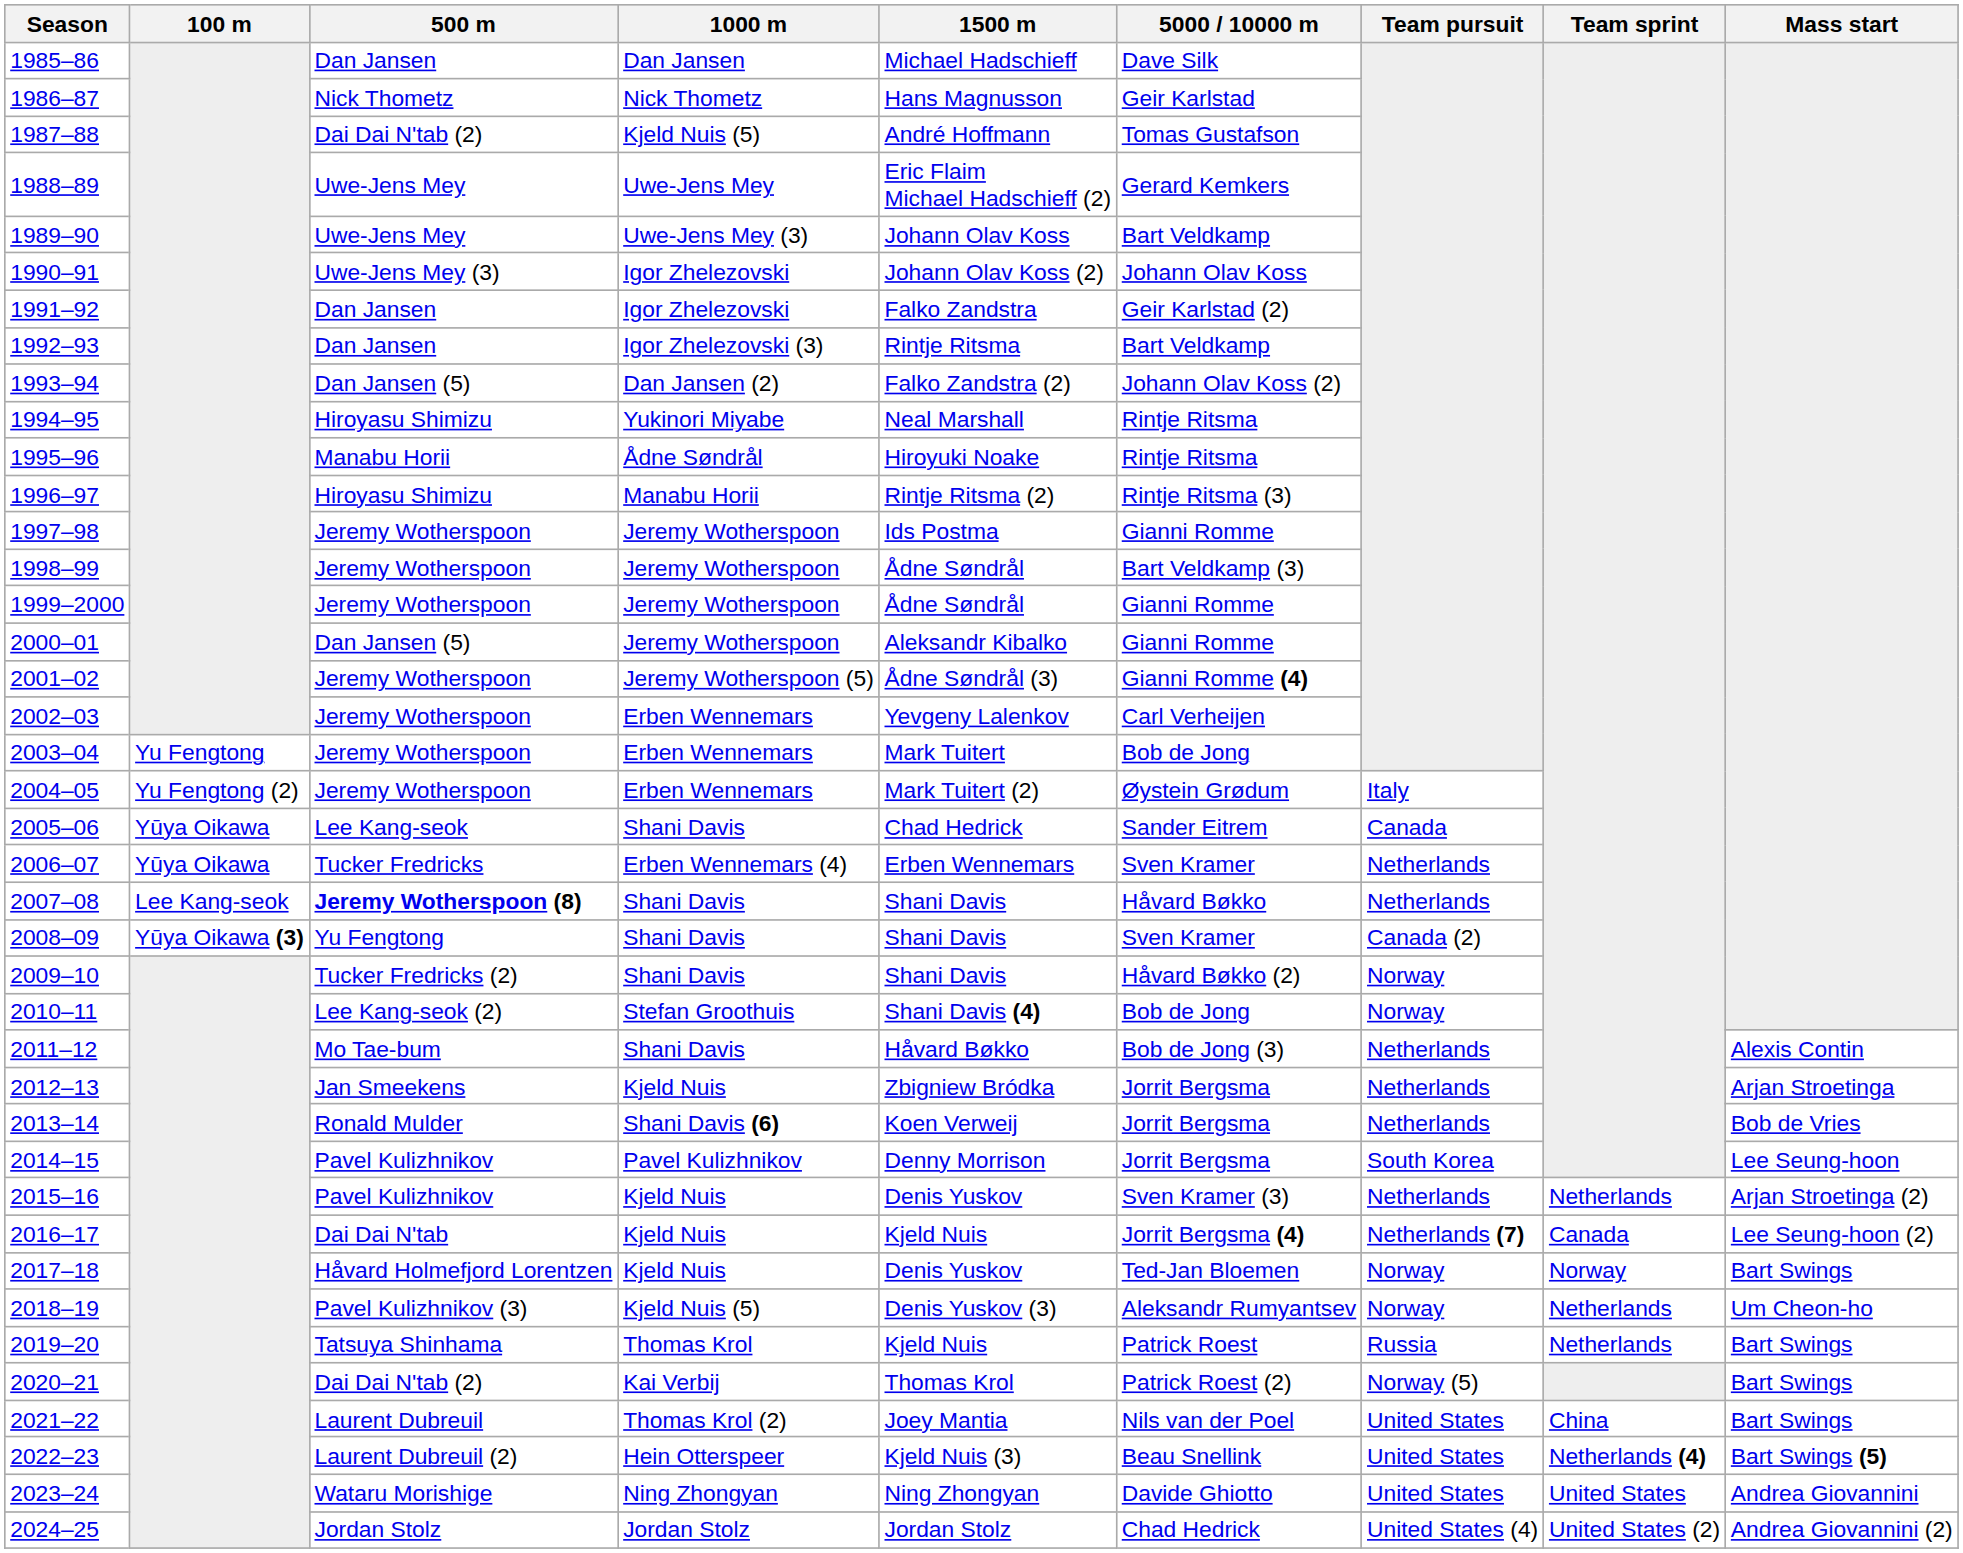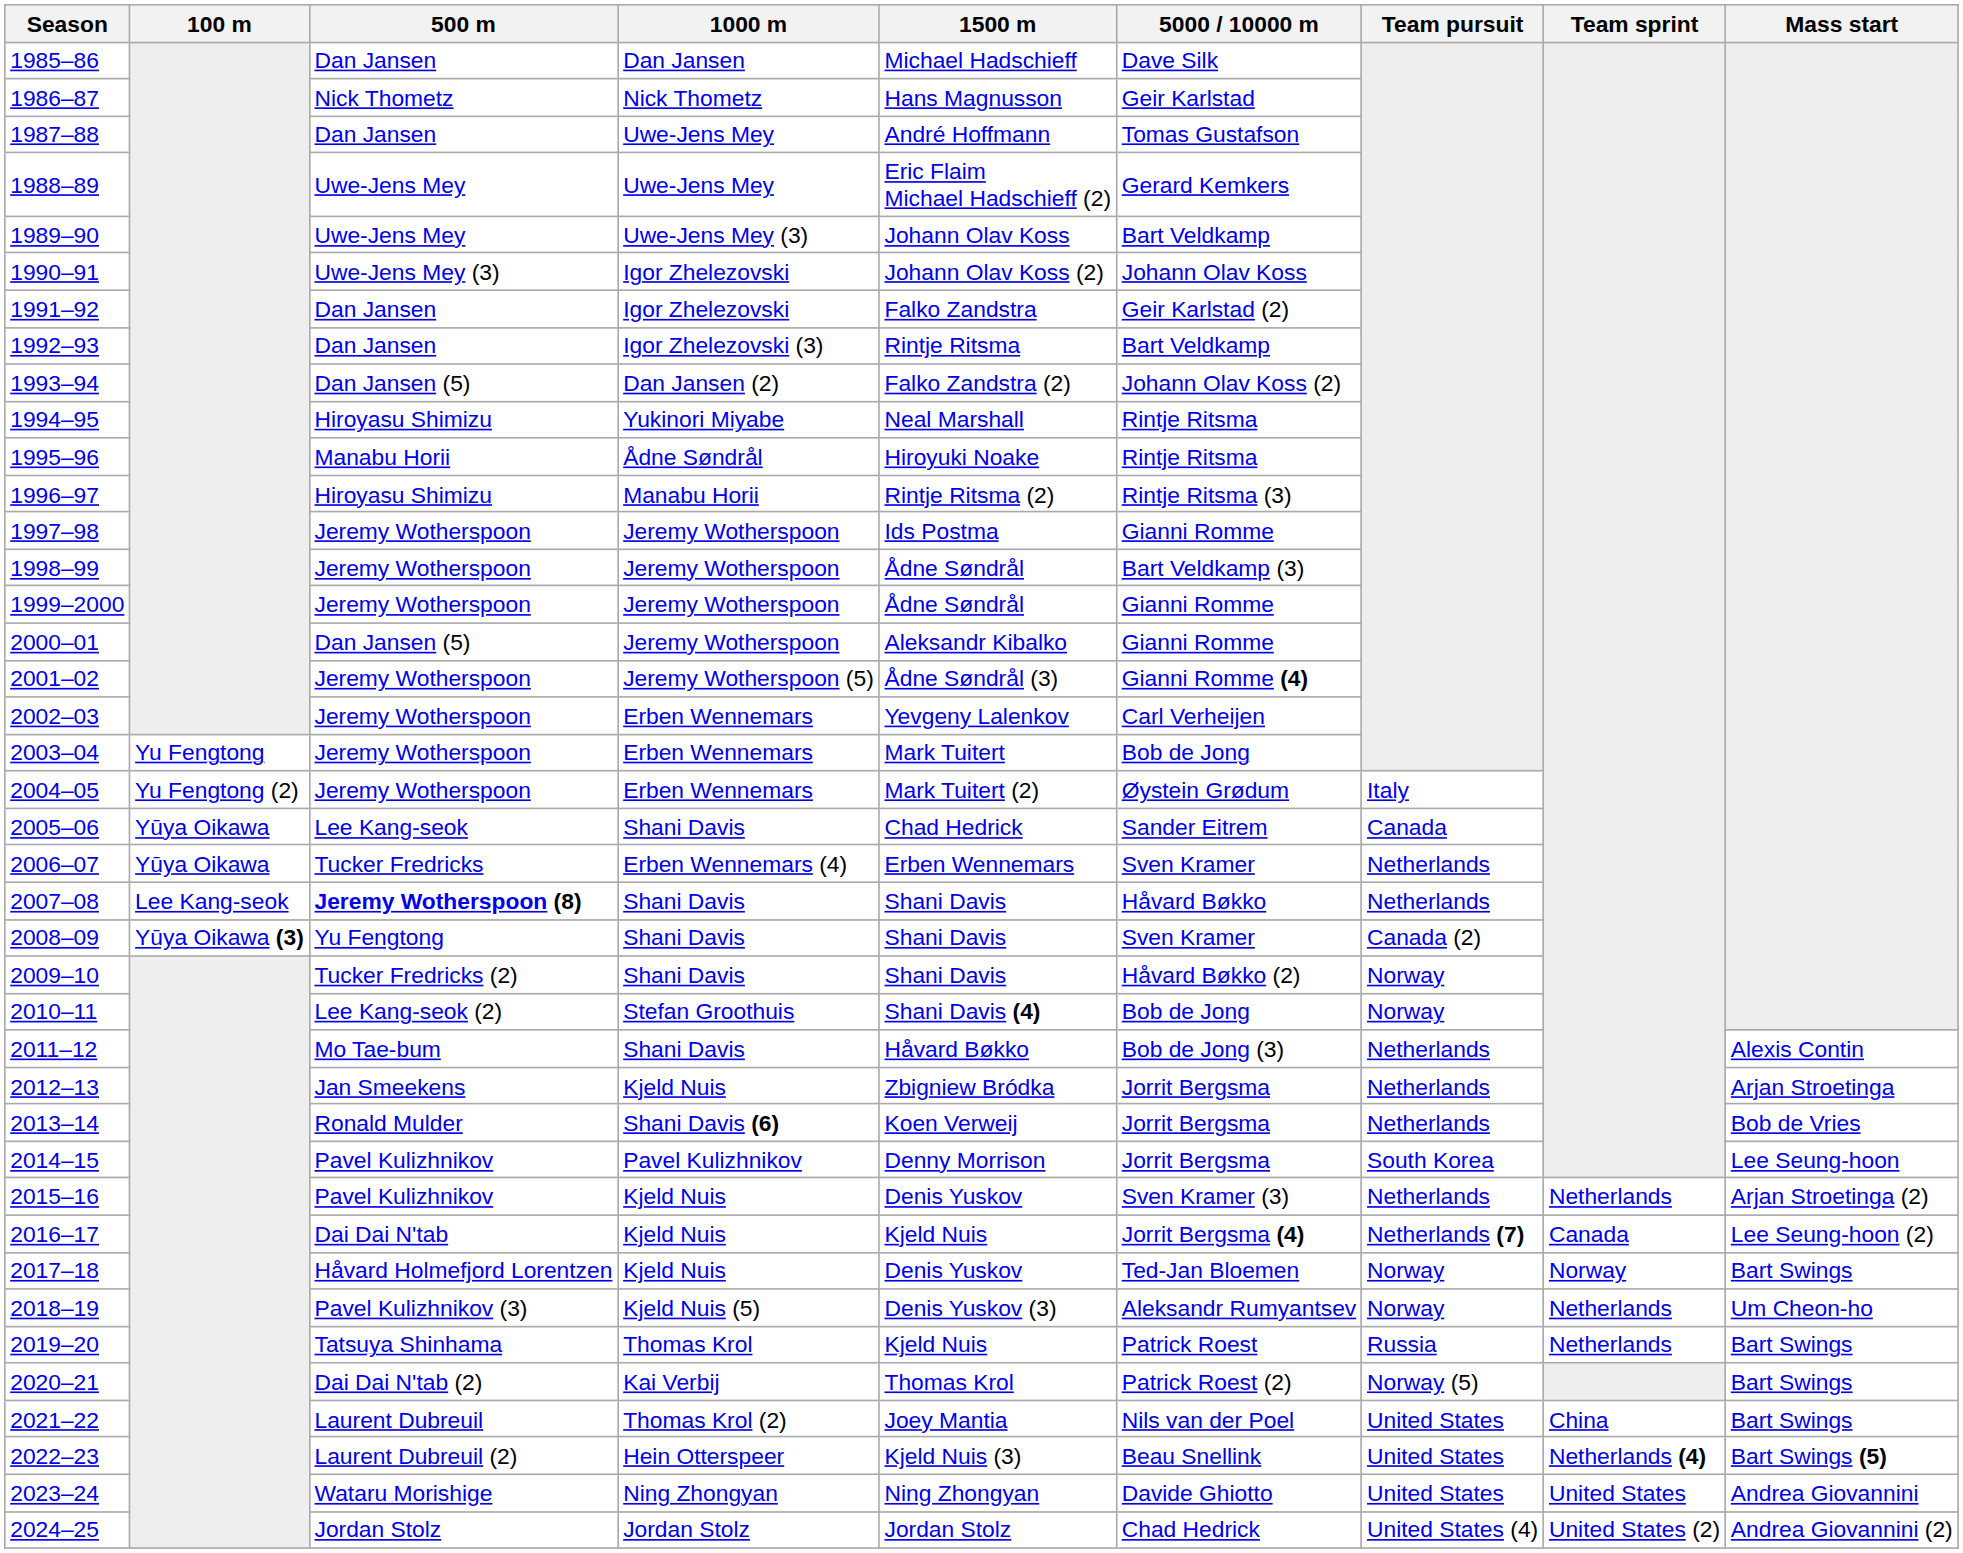(398, 134) Dai Dai N'tab (2) -> (375, 134) Dan Jansen
(692, 134) Kjeld Nuis (5) -> (699, 134) Uwe-Jens Mey
